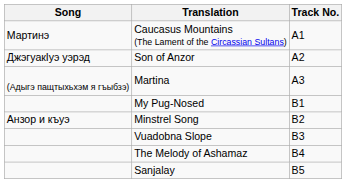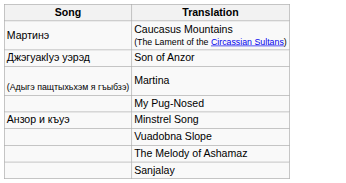- column: (315, 12)
